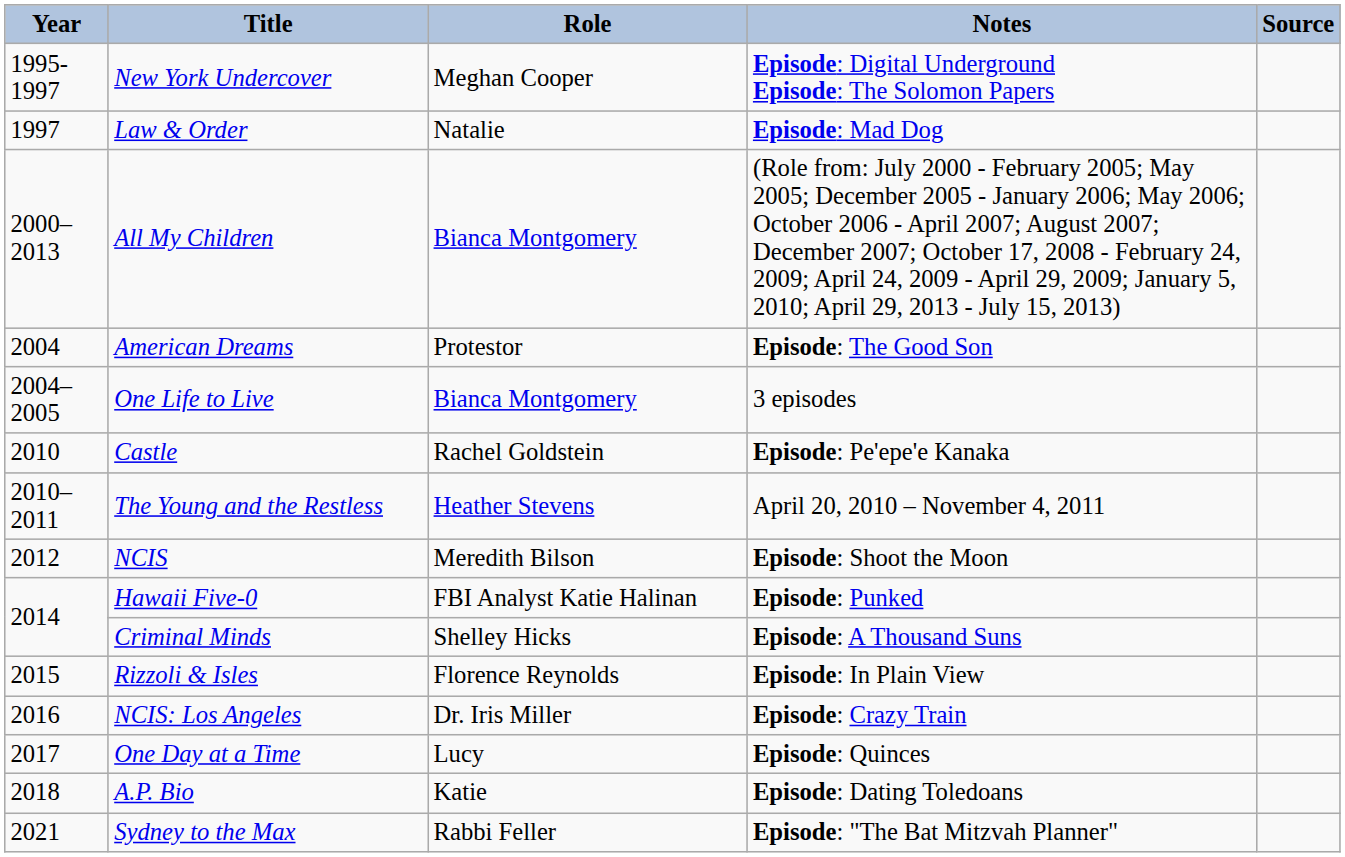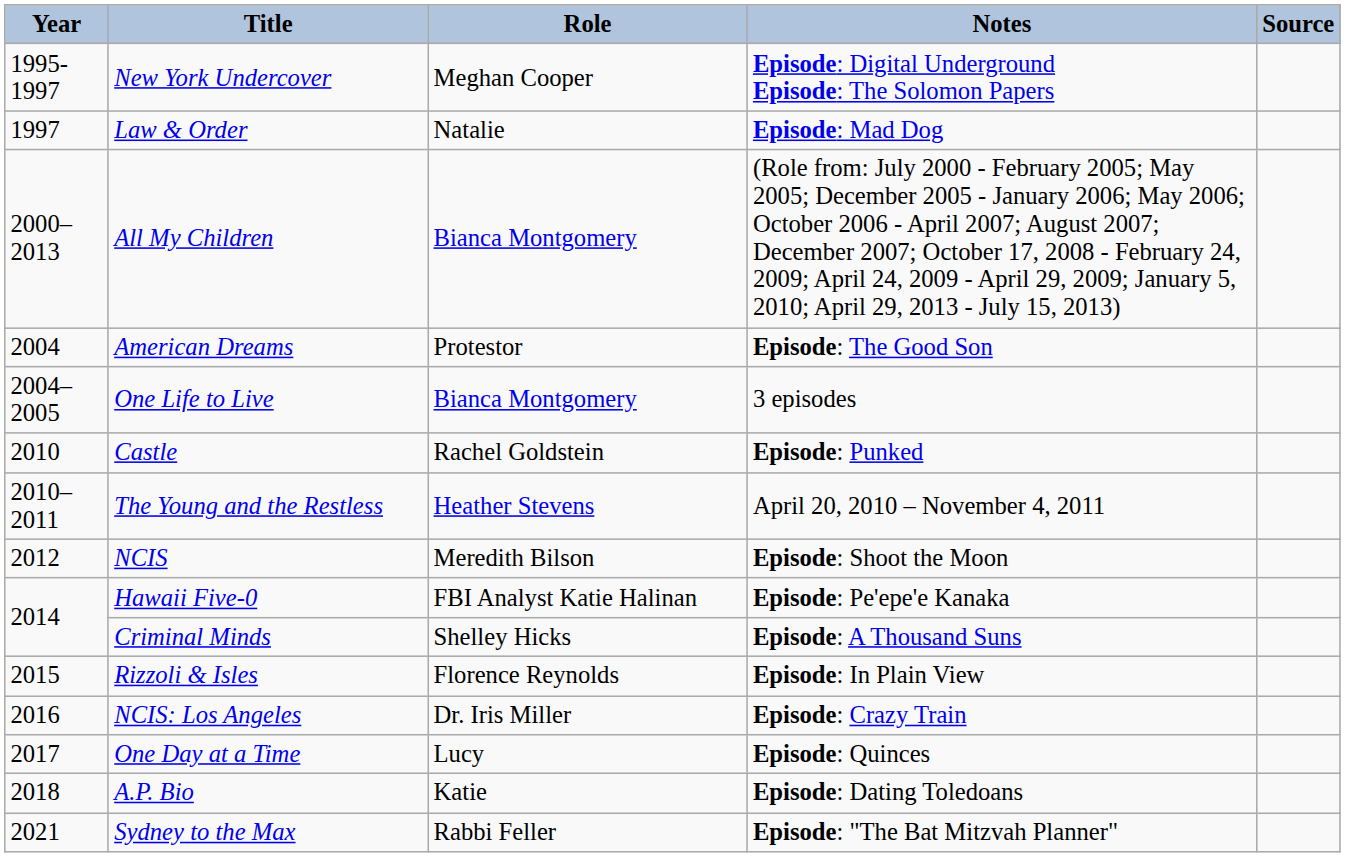(881, 452) Episode: Pe'epe'e Kanaka -> (838, 452) Episode: Punked
(838, 597) Episode: Punked -> (881, 597) Episode: Pe'epe'e Kanaka
